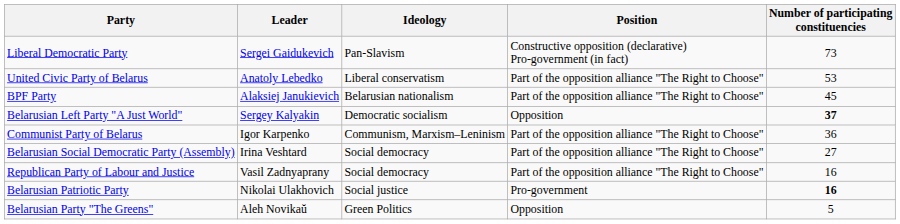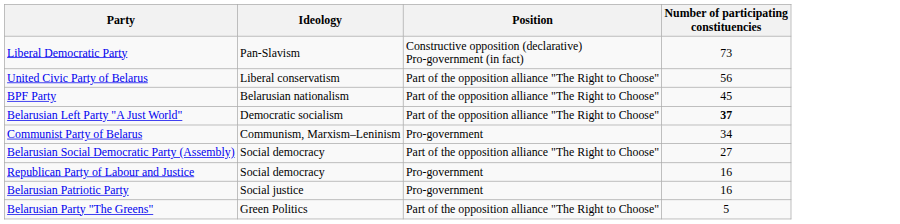- column: (290, 20)
(831, 78) 53 -> (726, 78) 56
(537, 115) Opposition -> (533, 115) Part of the opposition alliance "The Right to Choose"
(637, 134) Part of the opposition alliance "The Right to Choose" -> (445, 134) Pro-government
(831, 134) 36 -> (726, 134) 34
(637, 171) Part of the opposition alliance "The Right to Choose" -> (445, 171) Pro-government
(831, 190) bold -> (726, 190) normal
(537, 209) Opposition -> (533, 209) Part of the opposition alliance "The Right to Choose"
